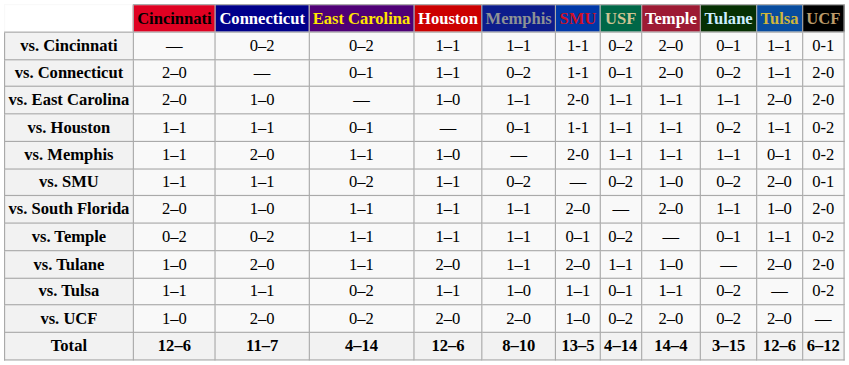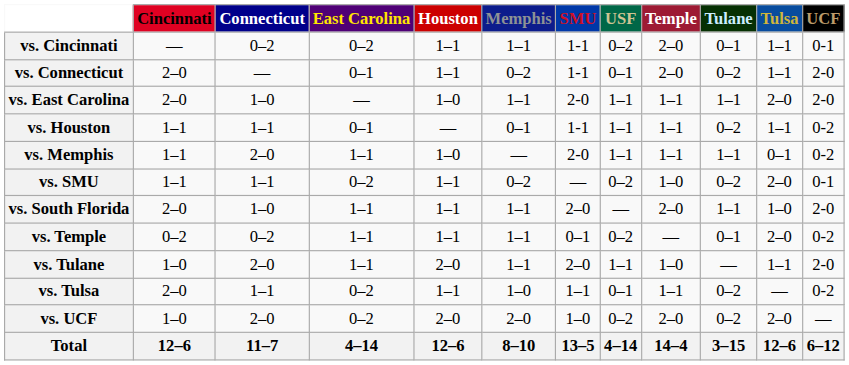(779, 237) 1–1 -> (779, 237) 2–0
(779, 264) 2–0 -> (779, 264) 1–1
(174, 291) 1–1 -> (174, 291) 2–0
